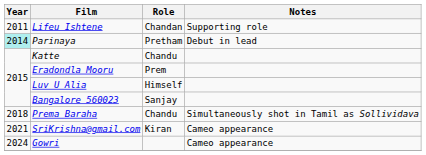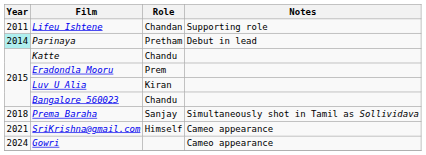(164, 85) Himself -> (158, 85) Kiran
(161, 99) Sanjay -> (161, 99) Chandu
(161, 114) Chandu -> (161, 114) Sanjay
(158, 129) Kiran -> (164, 129) Himself
